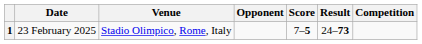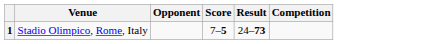- column: (57, 13)
